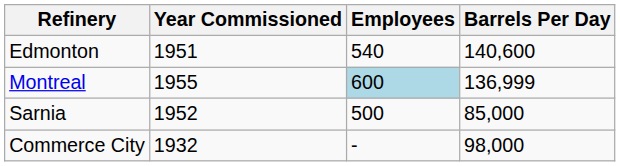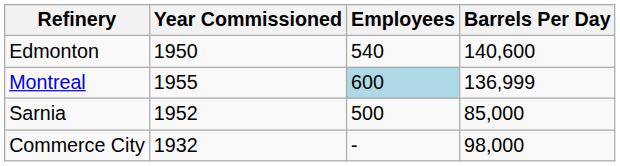(176, 51) 1951 -> (176, 51) 1950
